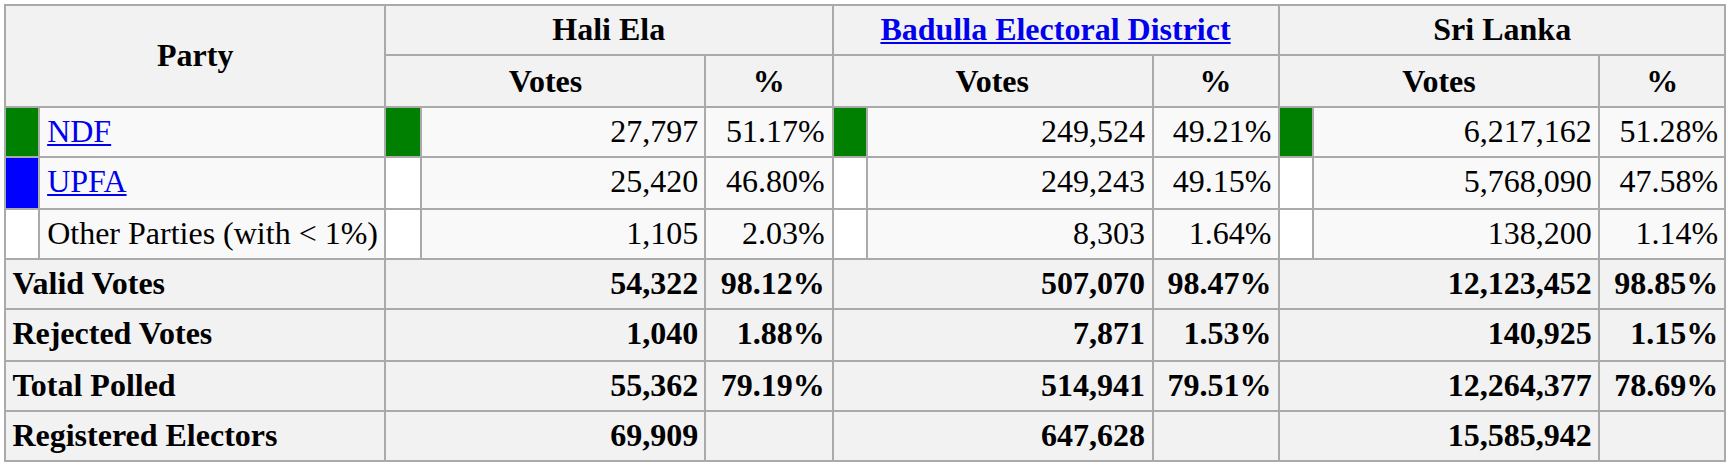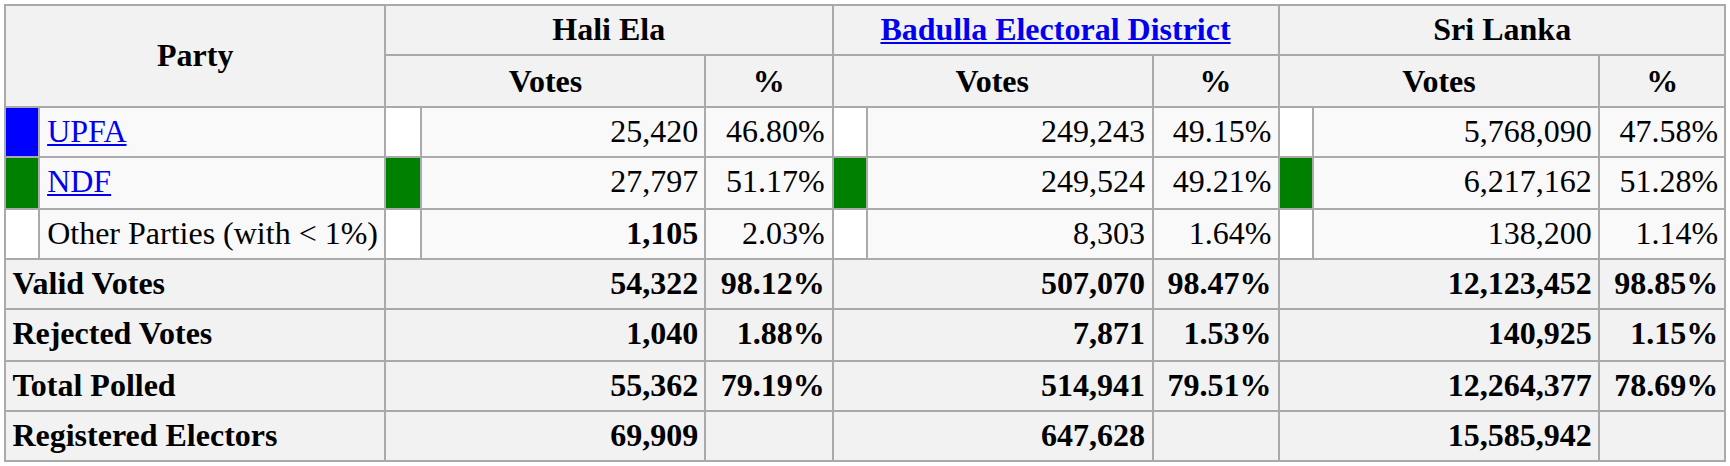rows swapped: (79, 131) <-> (87, 182)
(662, 232) normal -> (662, 232) bold
